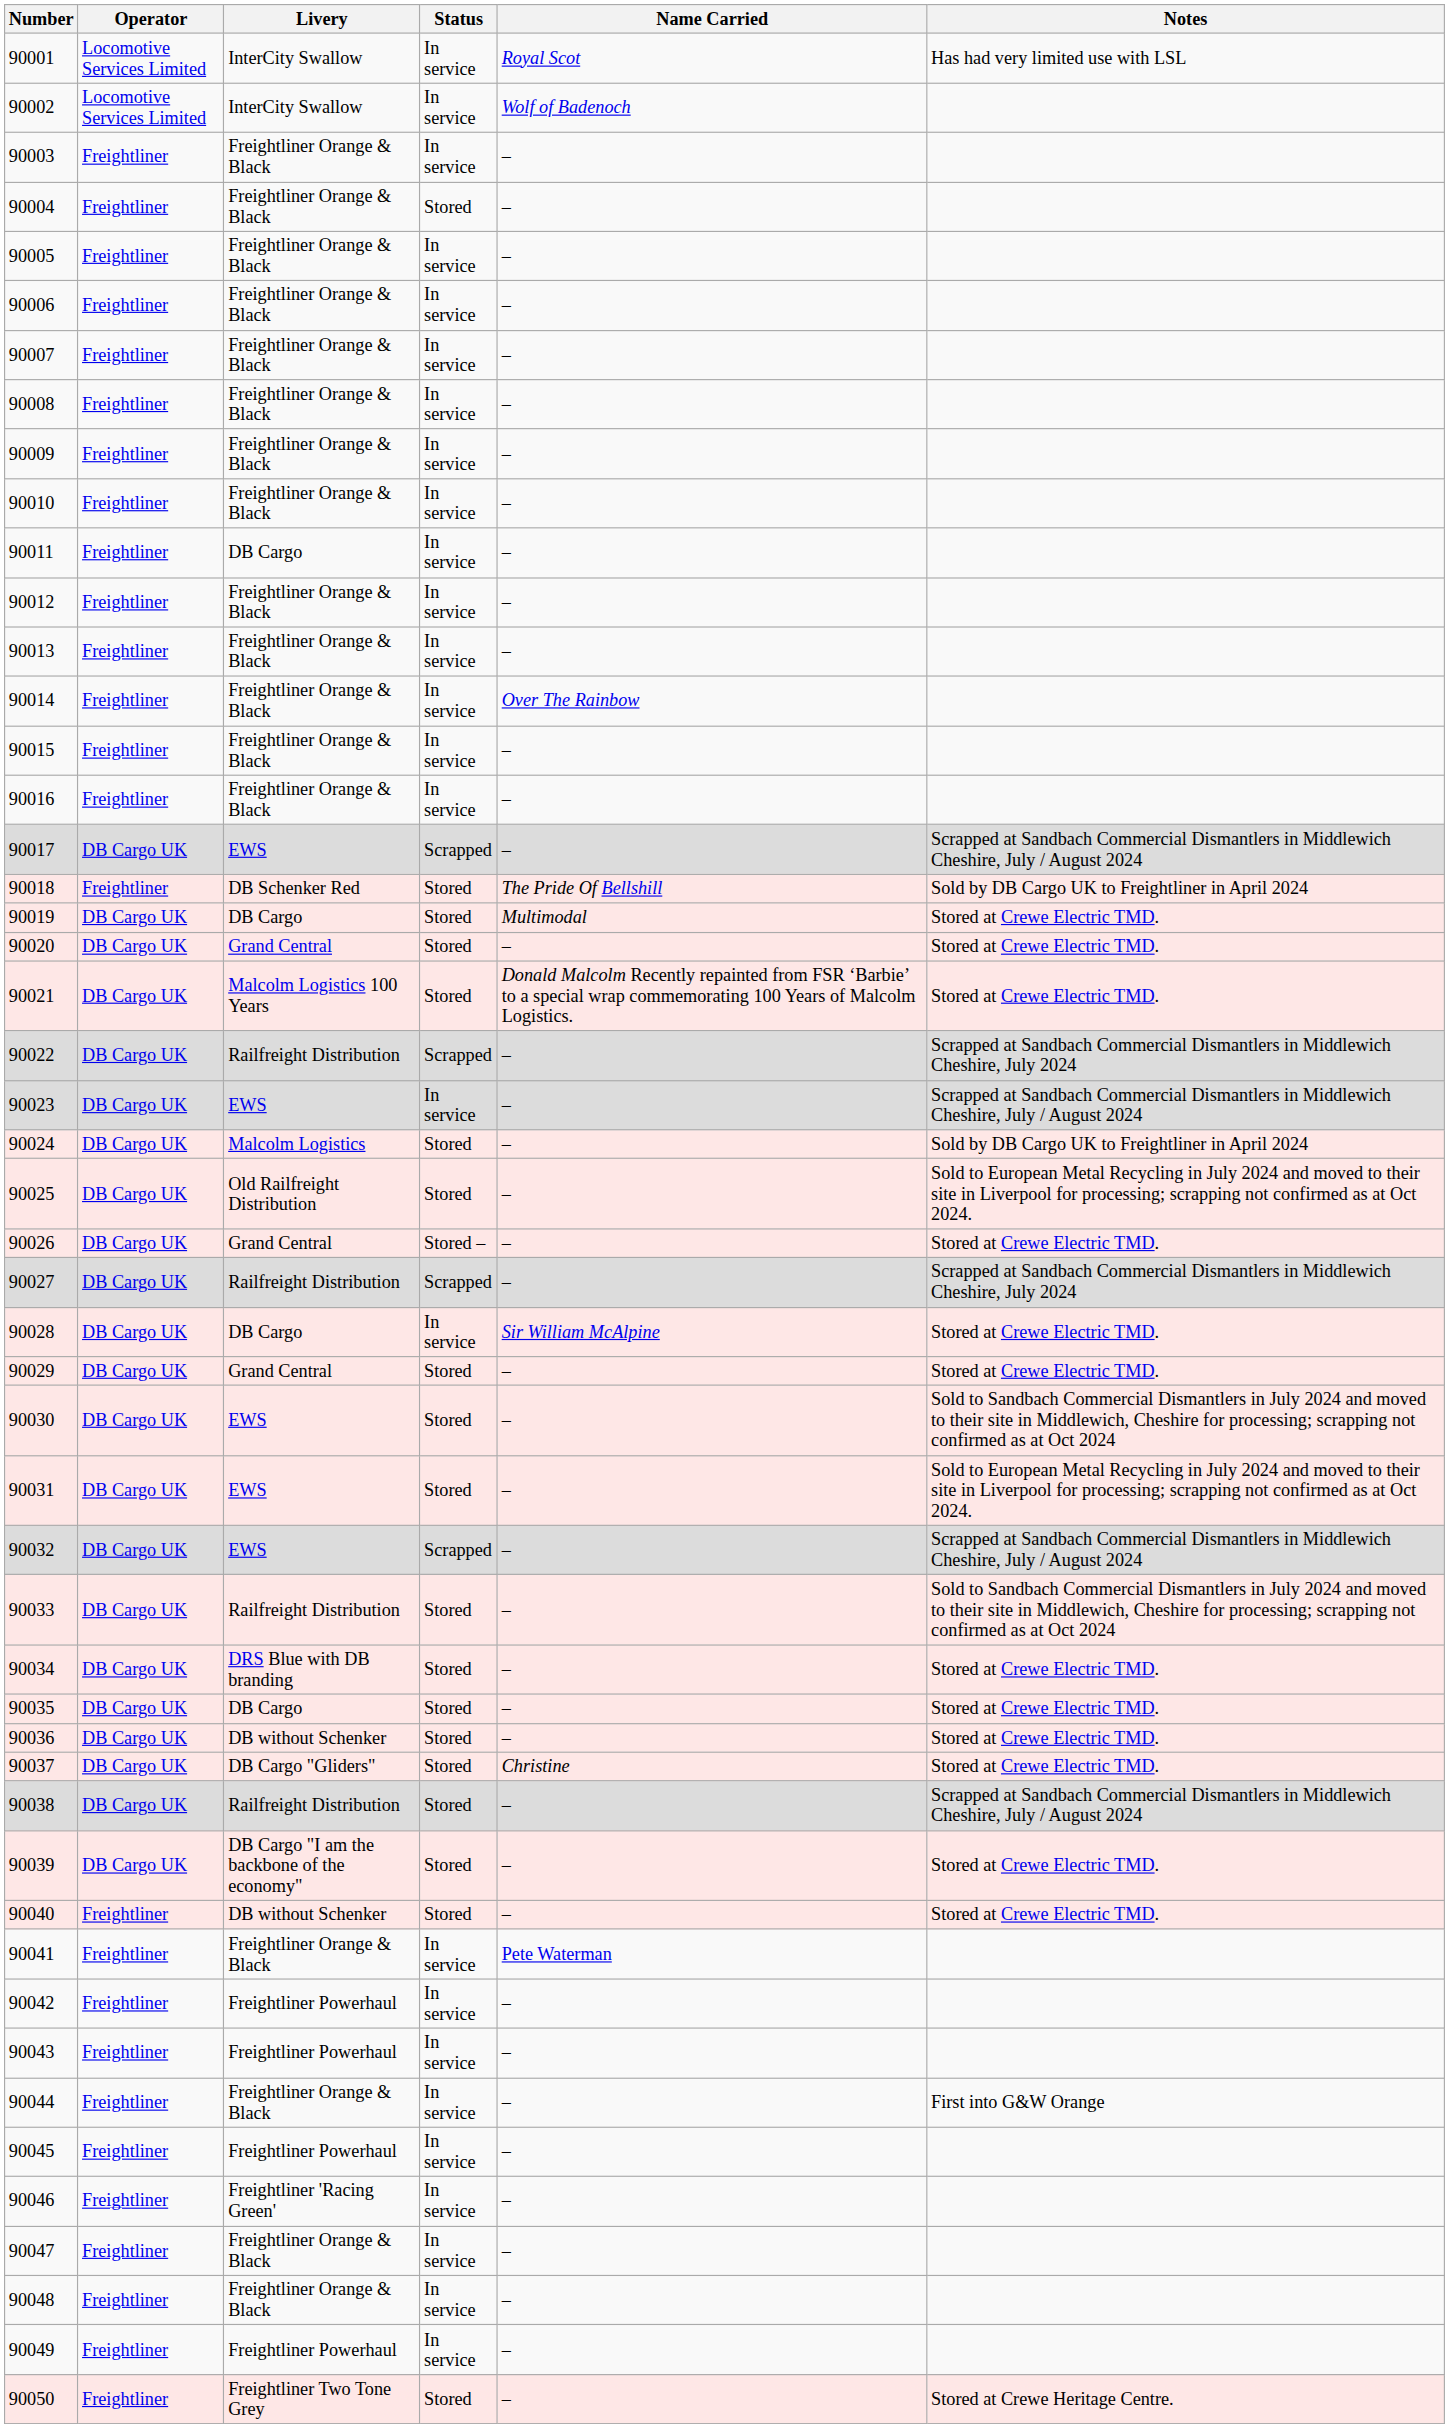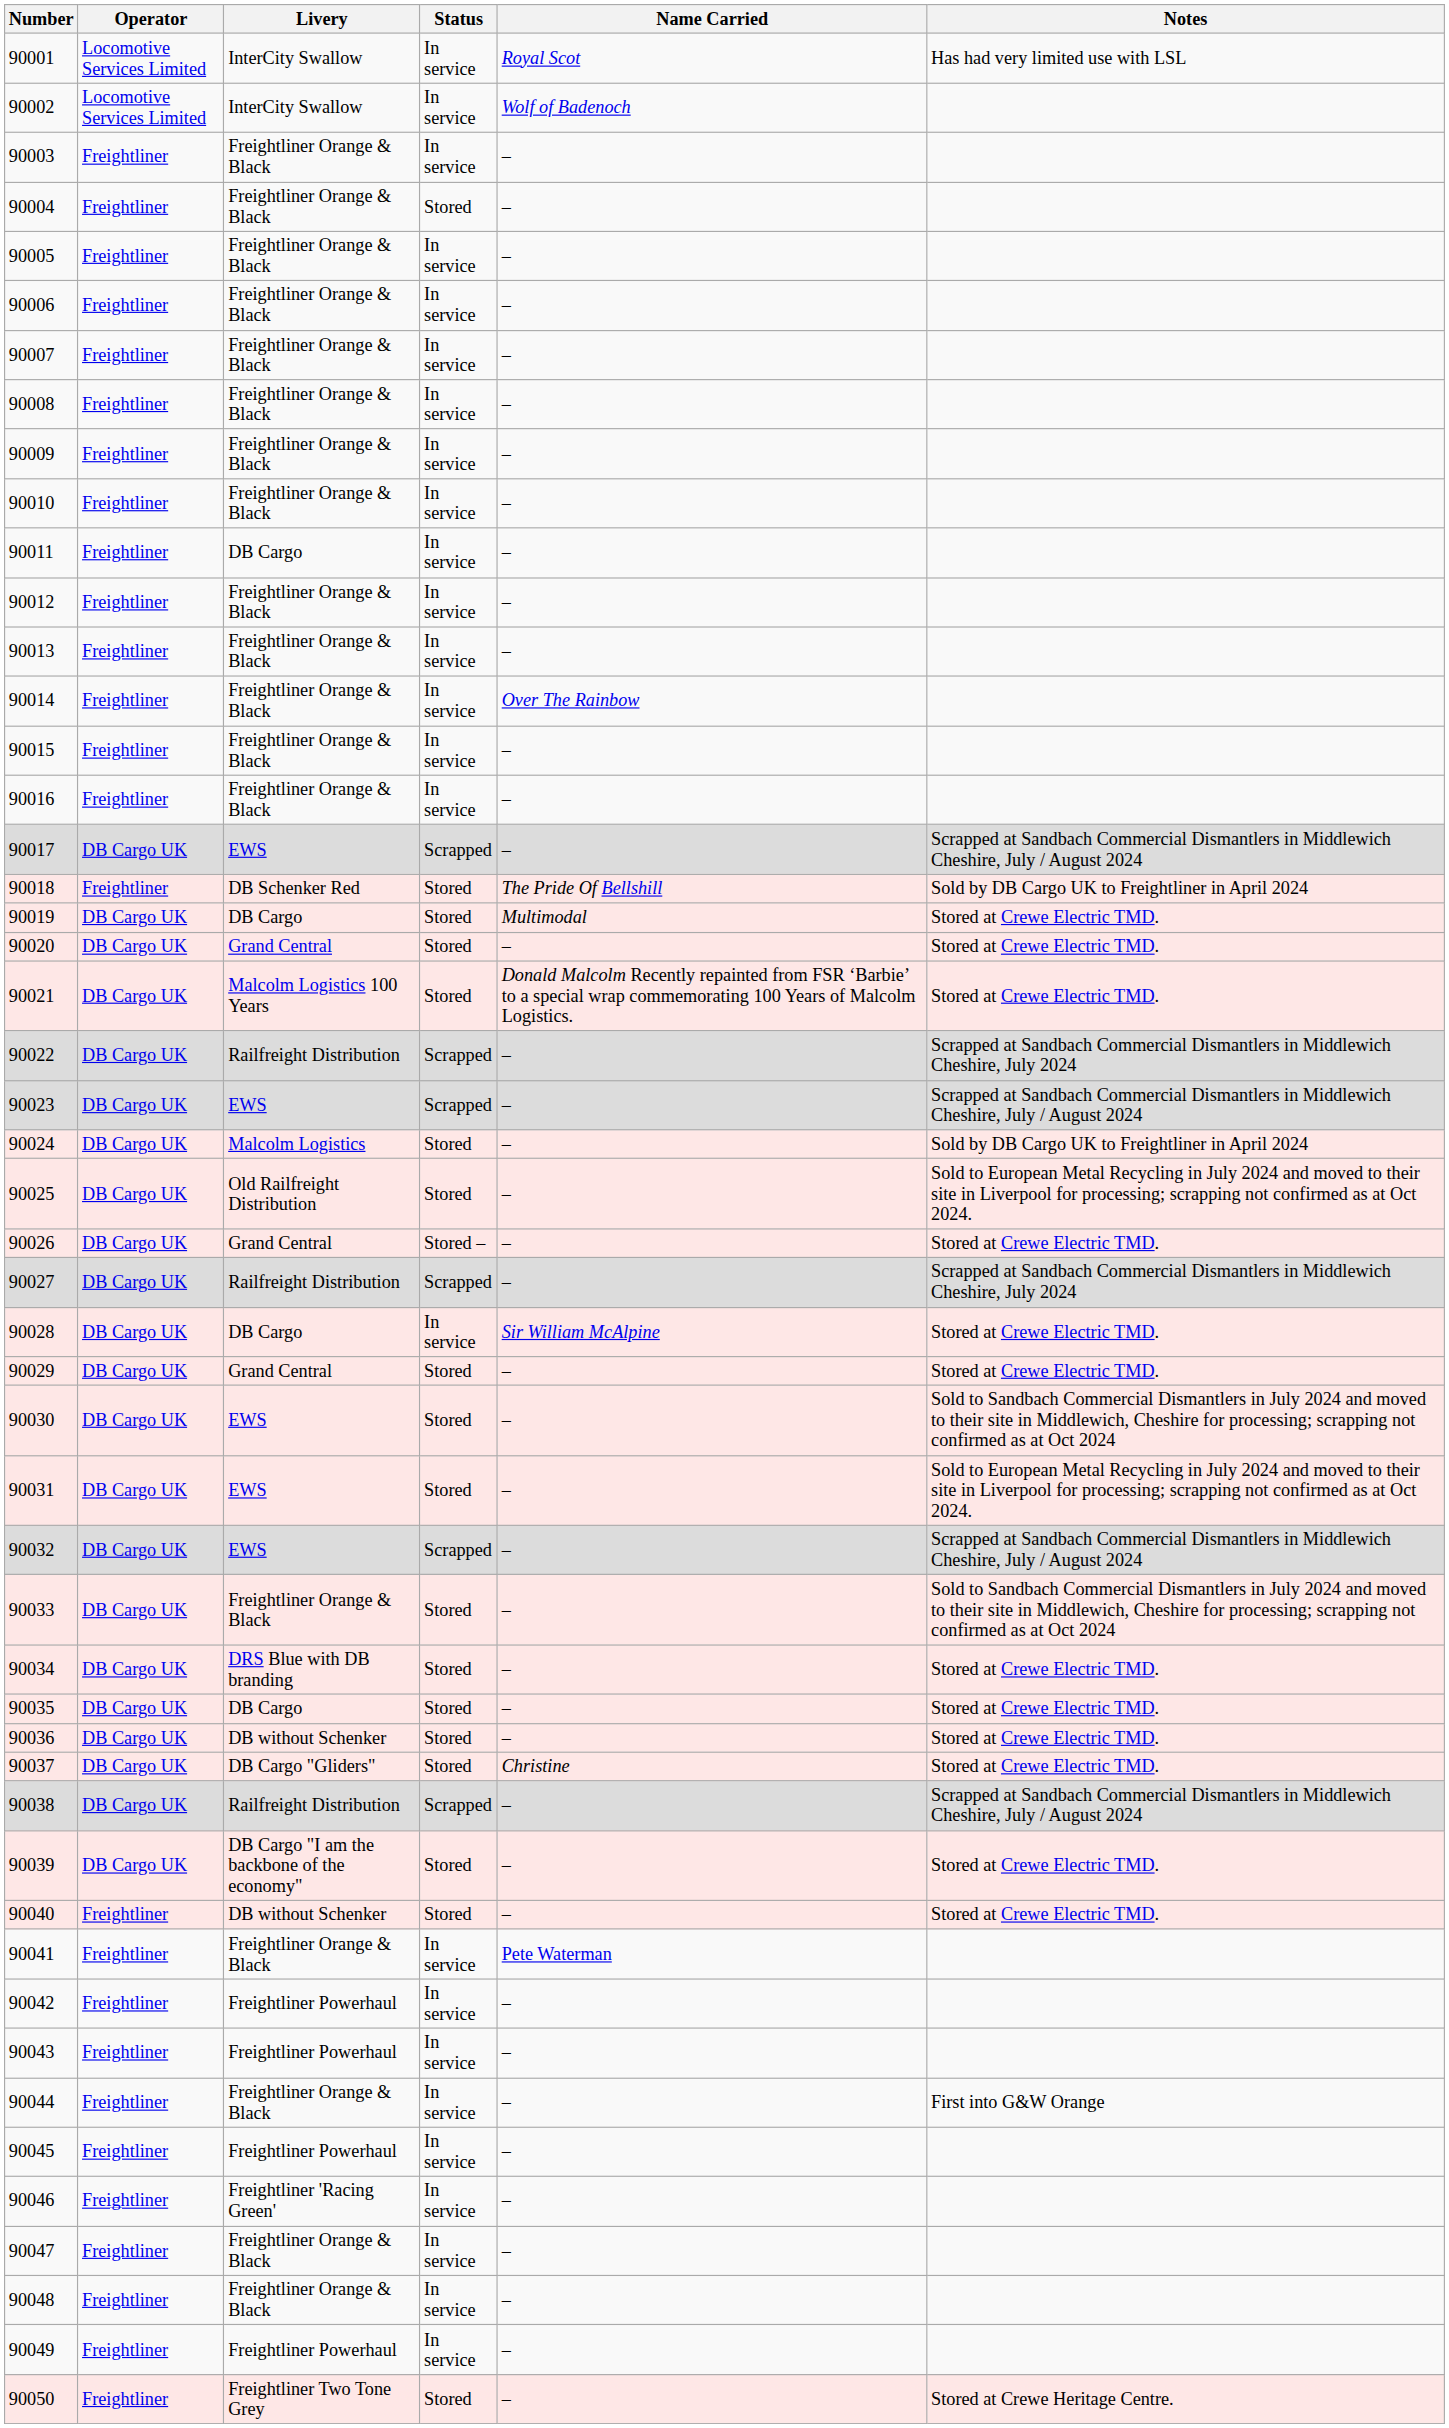(450, 1104) In service -> (458, 1104) Scrapped
(314, 1609) Railfreight Distribution -> (310, 1609) Freightliner Orange & Black
(448, 1805) Stored -> (458, 1805) Scrapped
